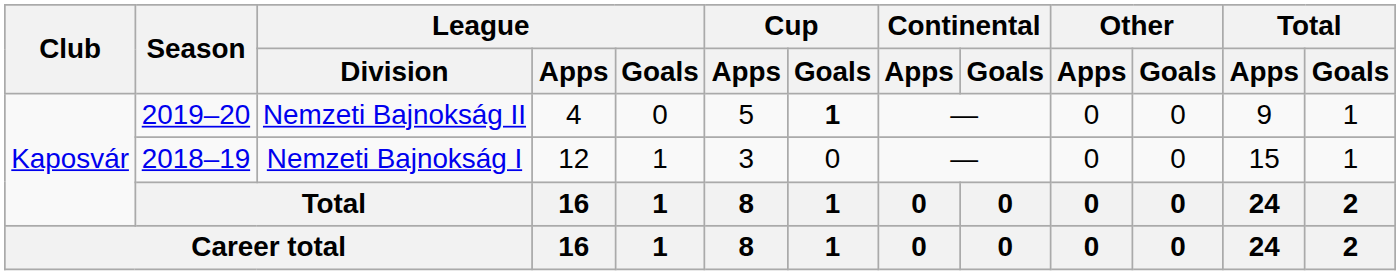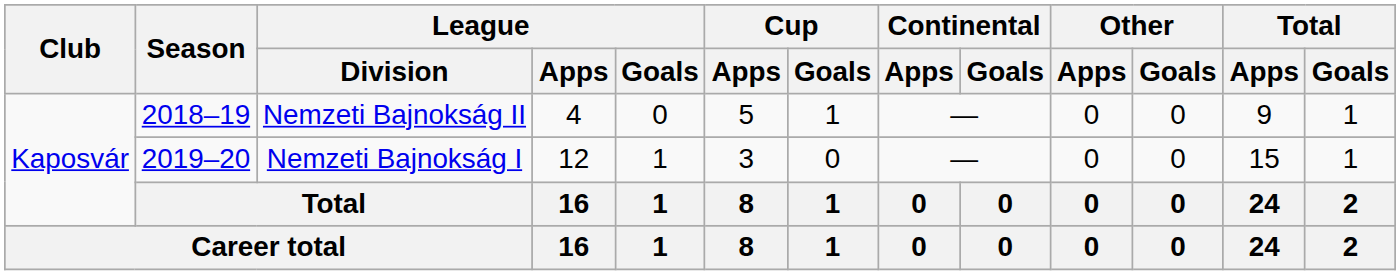(196, 114) 2019–20 -> (196, 114) 2018–19
(833, 114) bold -> (833, 114) normal
(196, 159) 2018–19 -> (196, 159) 2019–20
